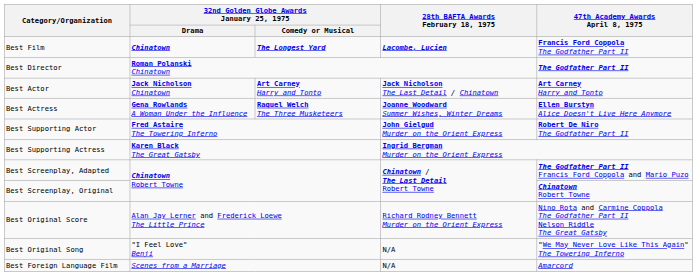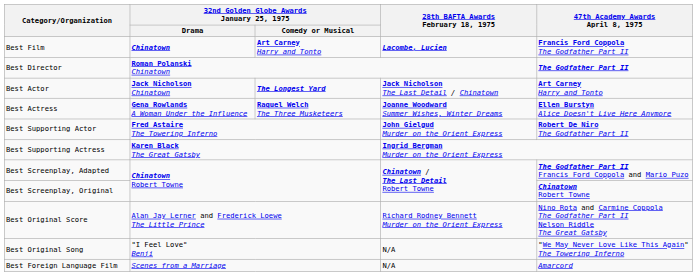(291, 47) The Longest Yard -> (289, 47) Art Carney Harry and Tonto
(289, 88) Art Carney Harry and Tonto -> (291, 88) The Longest Yard
